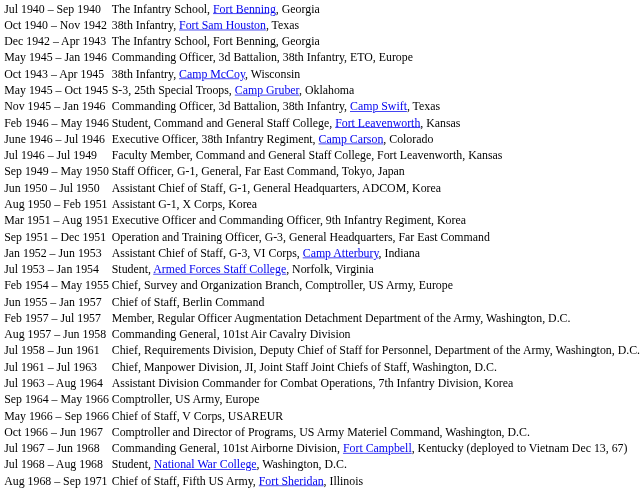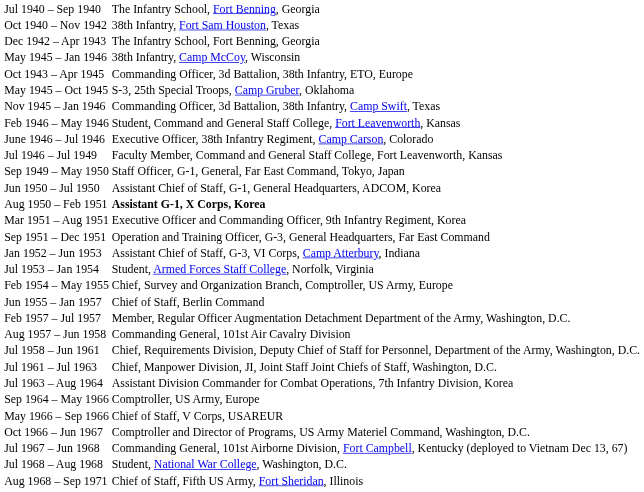(262, 57) Commanding Officer, 3d Battalion, 38th Infantry, ETO, Europe -> (206, 57) 38th Infantry, Camp McCoy, Wisconsin
(206, 74) 38th Infantry, Camp McCoy, Wisconsin -> (262, 74) Commanding Officer, 3d Battalion, 38th Infantry, ETO, Europe
(184, 204) normal -> (189, 204) bold
